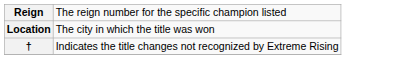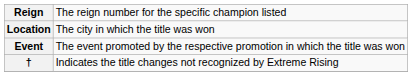+ row: (29, 46)
